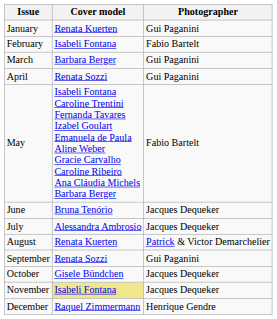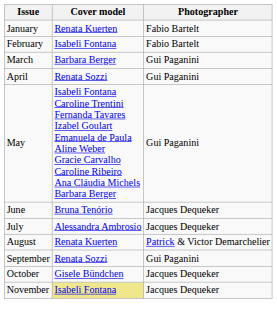(173, 28) Gui Paganini -> (173, 28) Fabio Bartelt
(173, 143) Fabio Bartelt -> (173, 143) Gui Paganini
- row: (27, 306)
